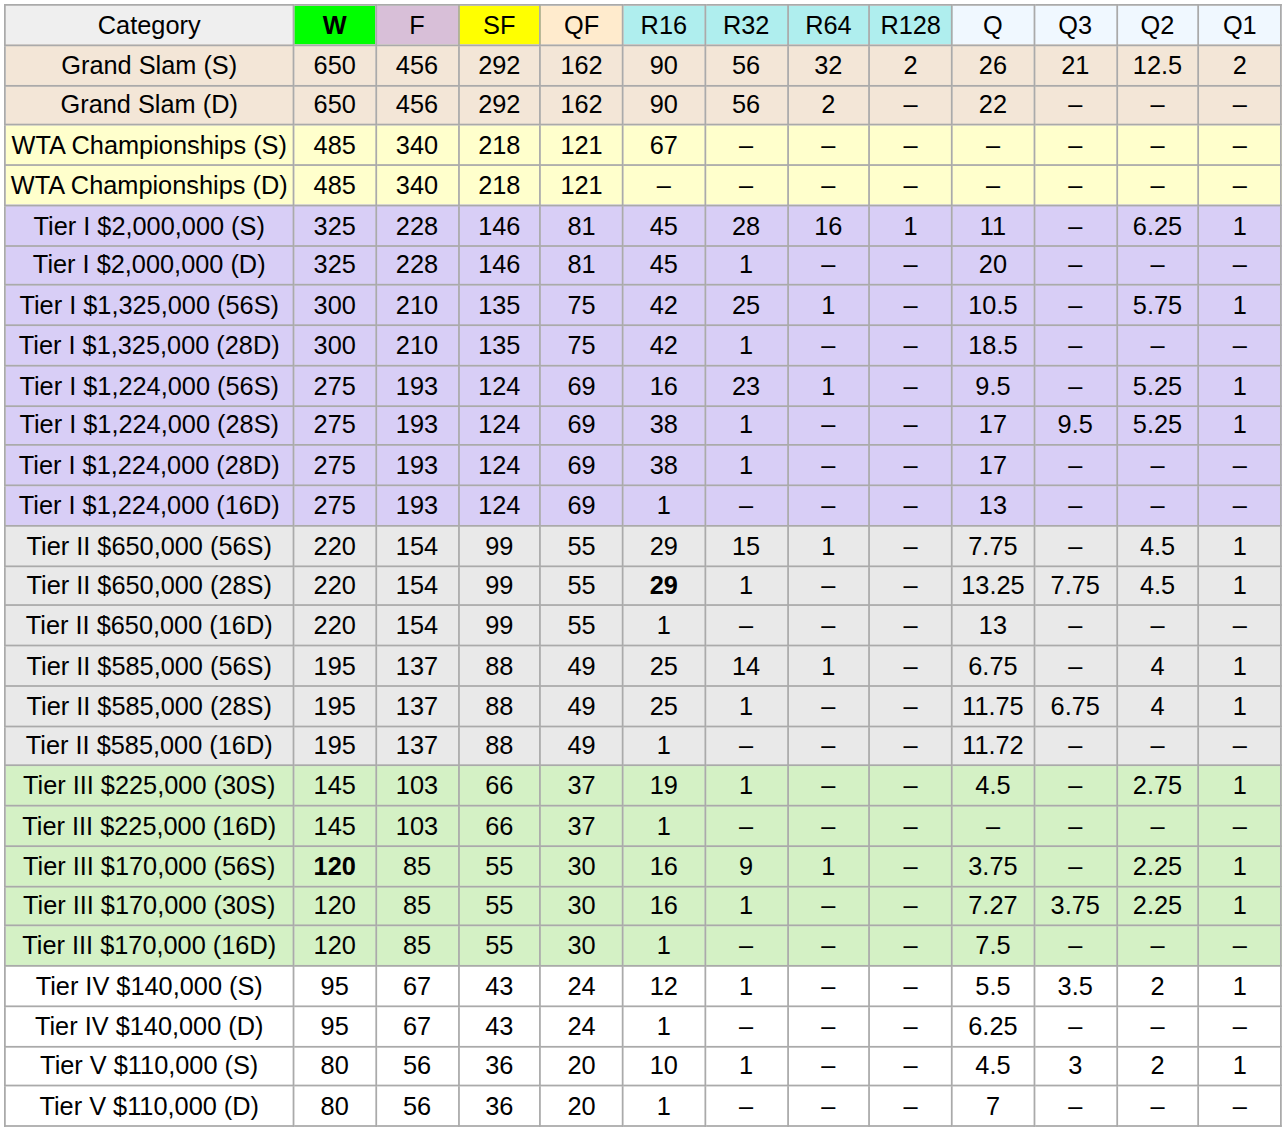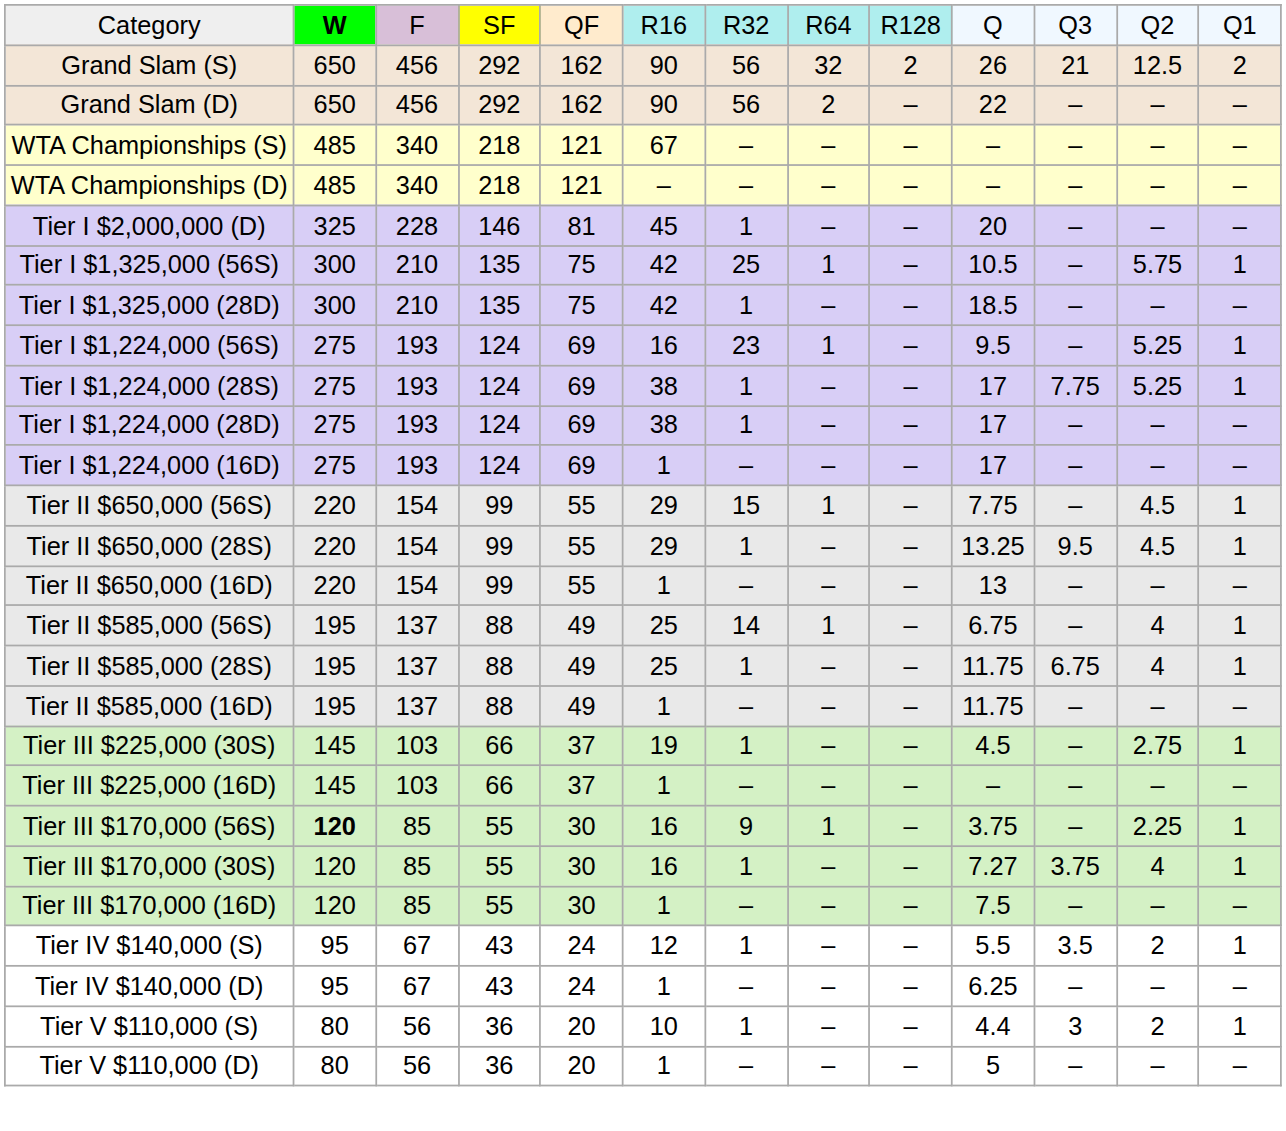- row: (149, 225)
(1075, 426) 9.5 -> (1075, 386) 7.75
(993, 506) 13 -> (993, 466) 17
(664, 586) bold -> (664, 546) normal
(1075, 586) 7.75 -> (1075, 546) 9.5
(993, 746) 11.72 -> (993, 706) 11.75
(1158, 906) 2.25 -> (1158, 866) 4
(993, 1066) 4.5 -> (993, 1026) 4.4
(993, 1106) 7 -> (993, 1066) 5
